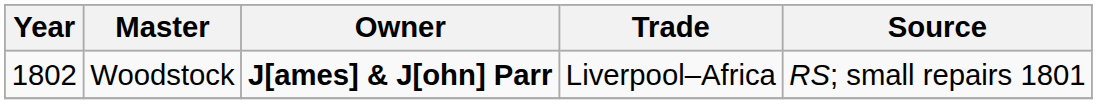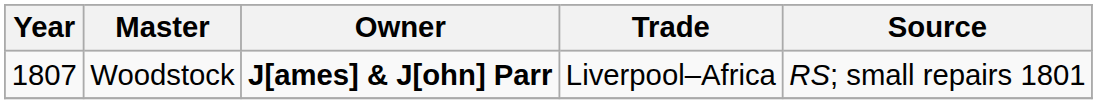(44, 74) 1802 -> (44, 74) 1807
